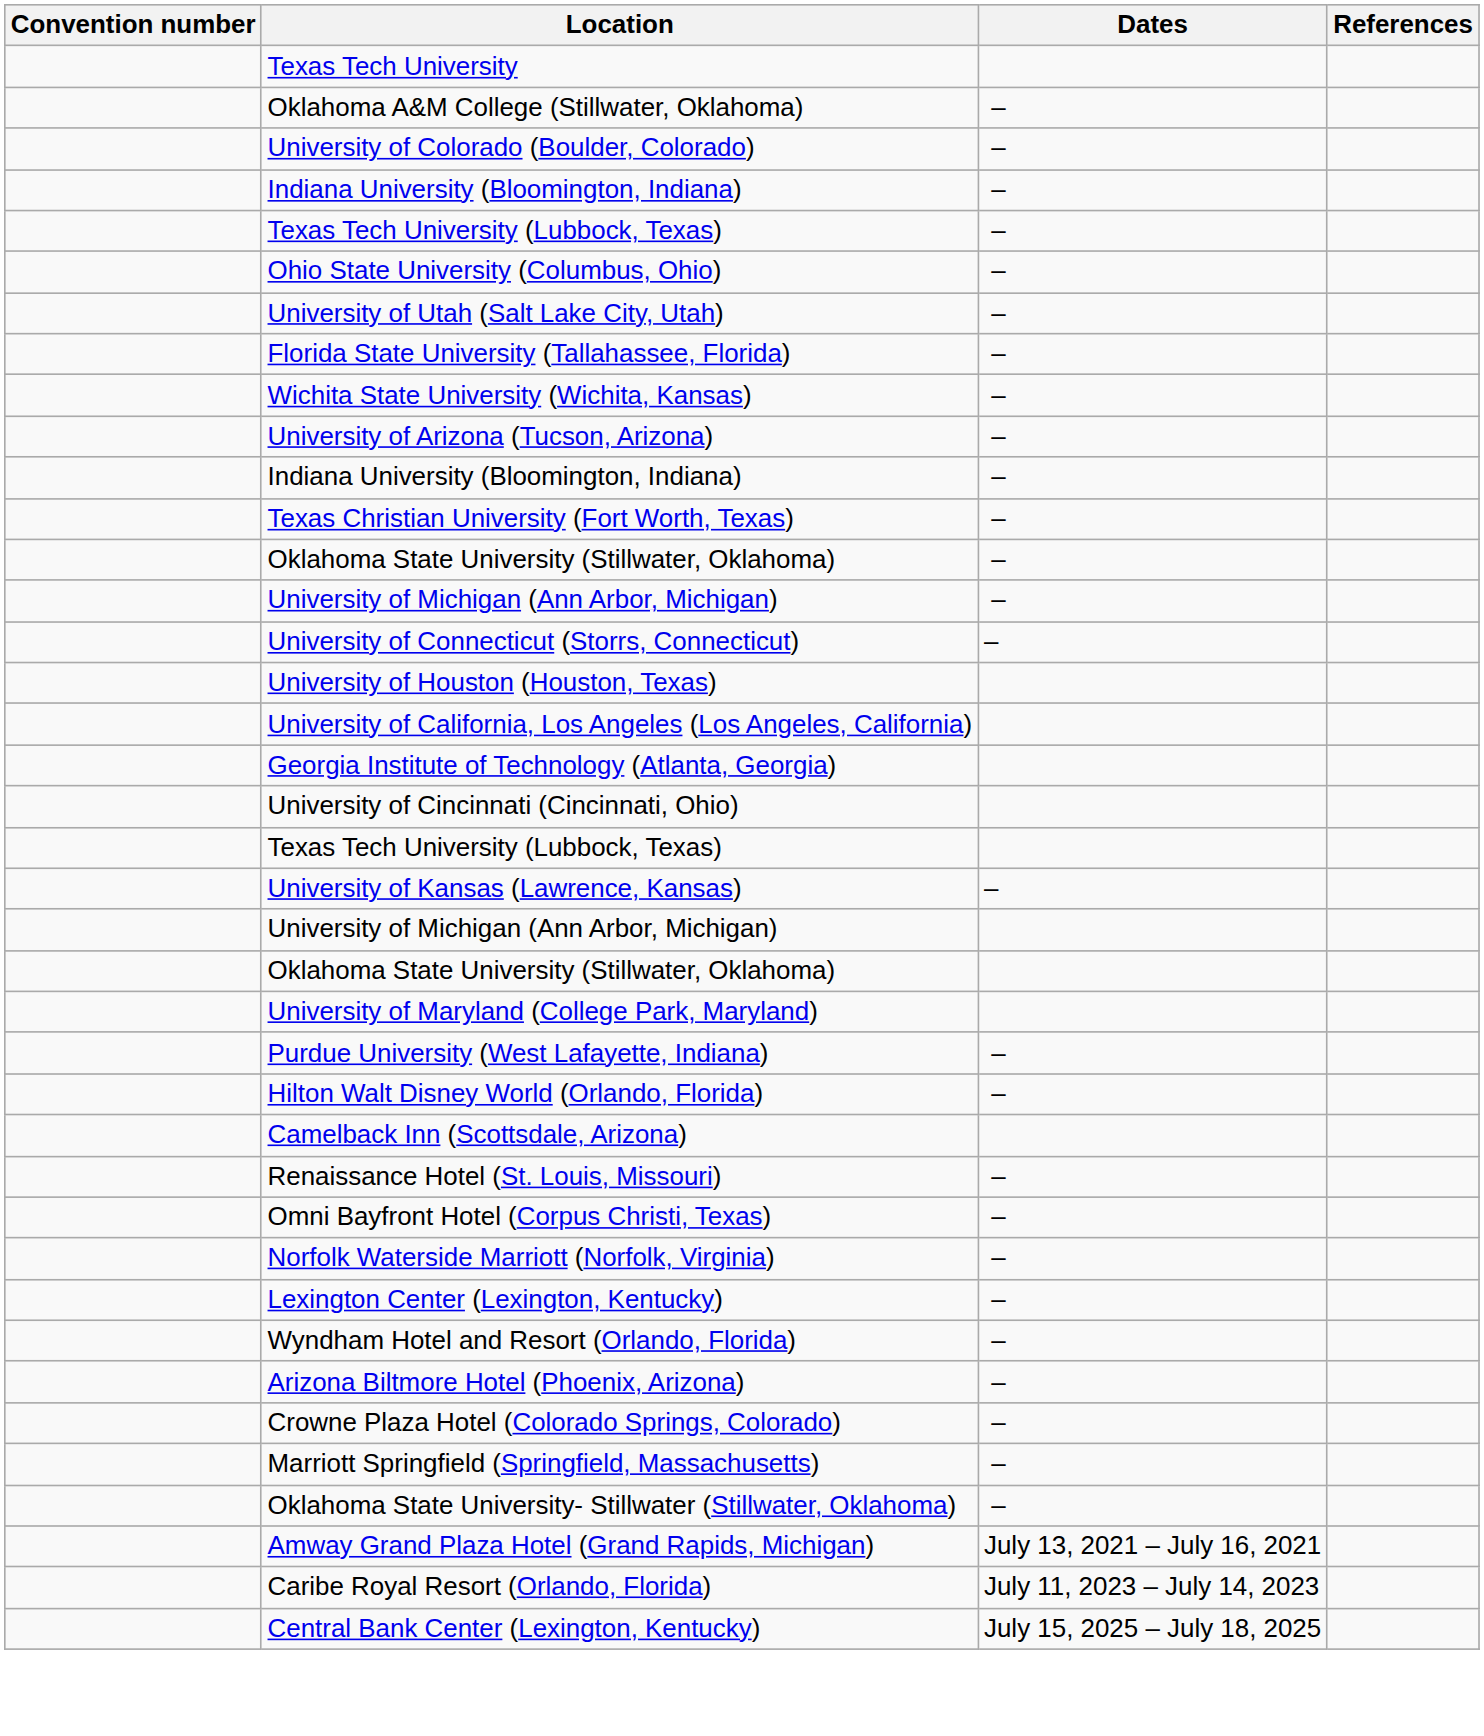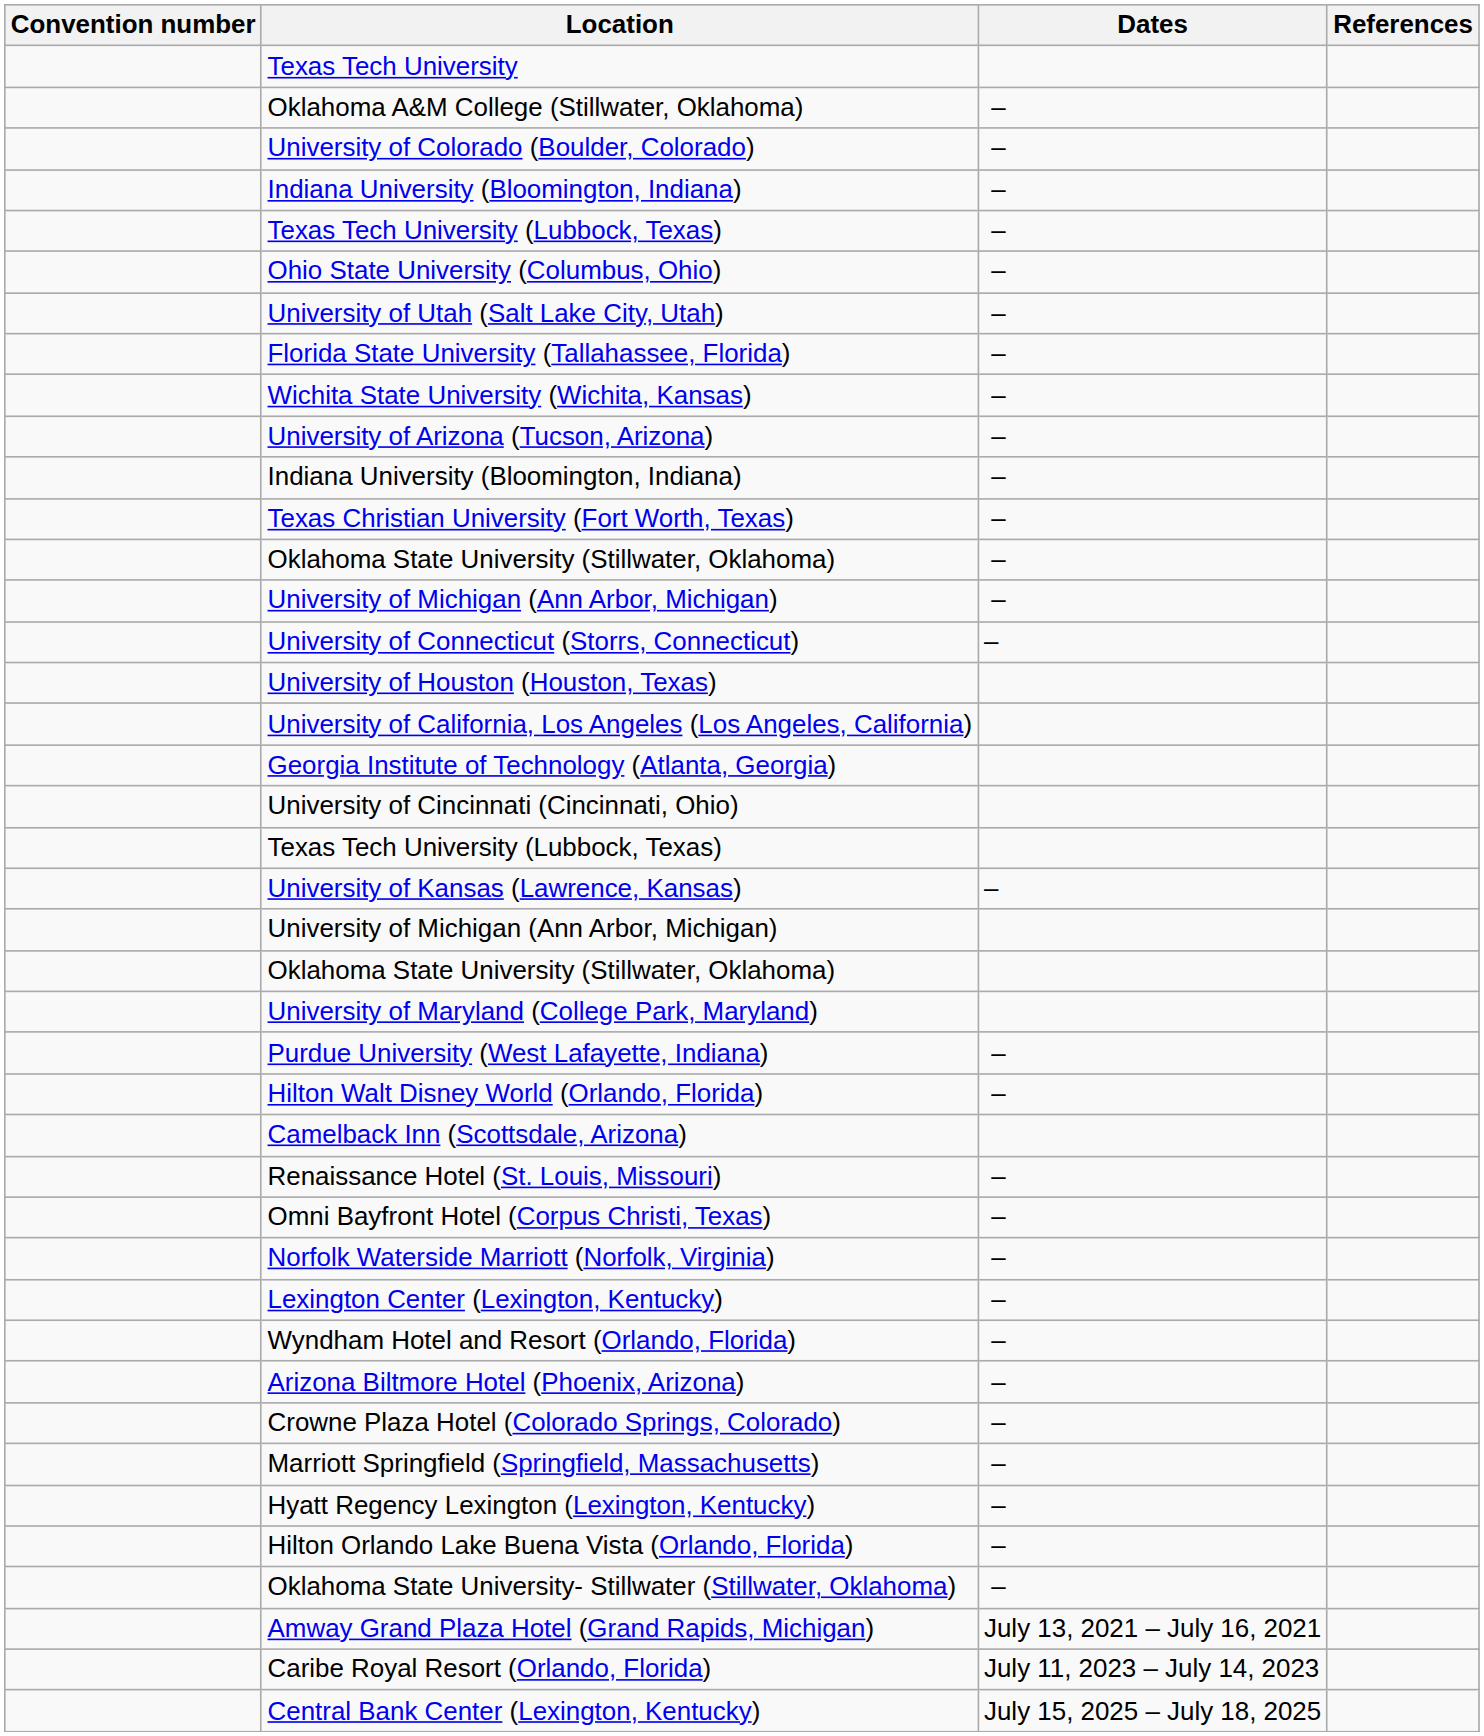+ row: (541, 1504)
+ row: (560, 1546)
